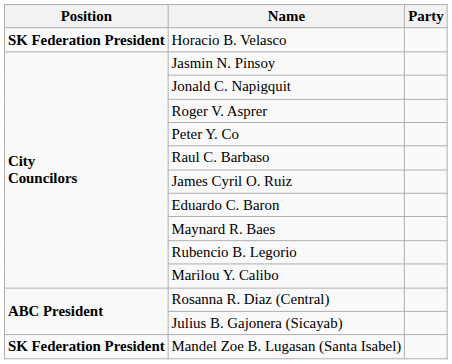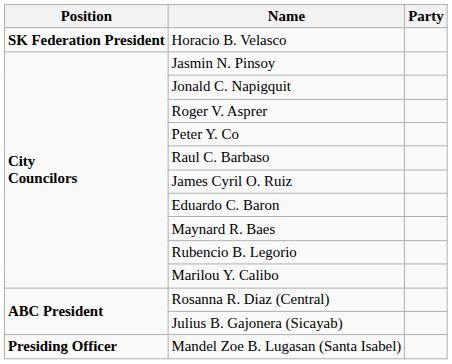(86, 346) SK Federation President -> (63, 346) Presiding Officer
